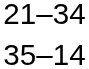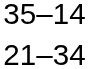rows swapped: (44, 54) <-> (44, 14)
